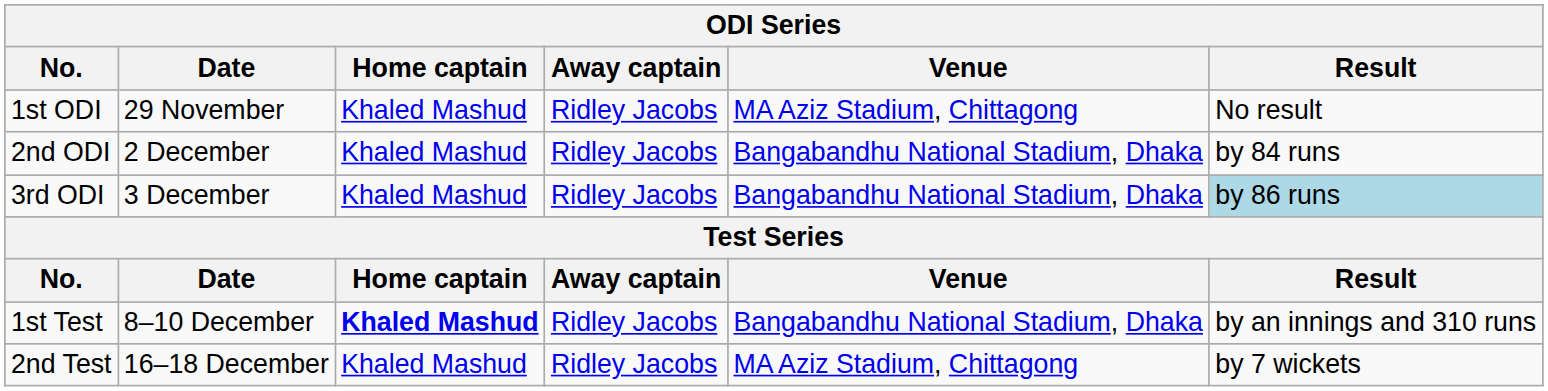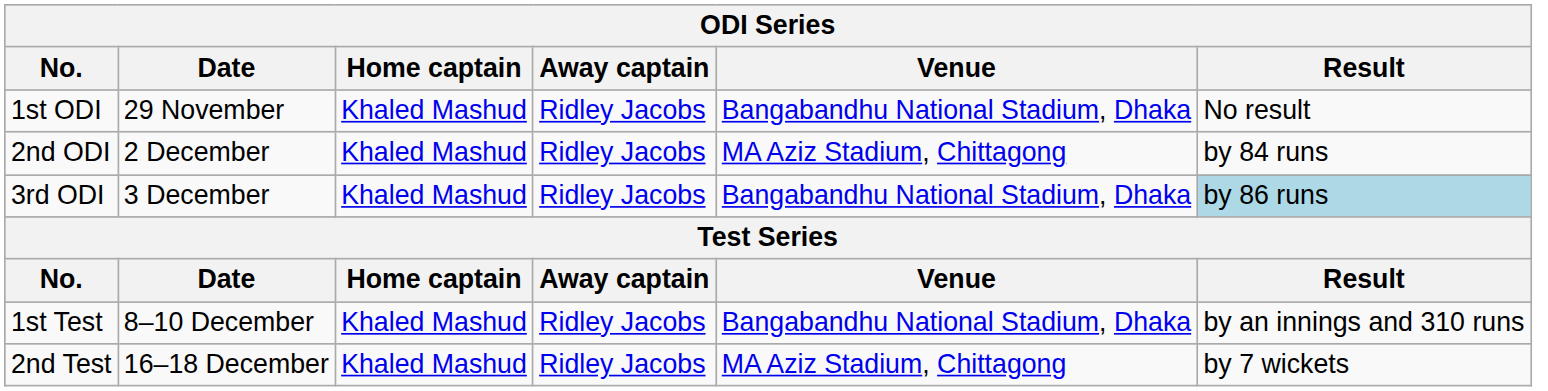(906, 110) MA Aziz Stadium, Chittagong -> (956, 110) Bangabandhu National Stadium, Dhaka
(968, 152) Bangabandhu National Stadium, Dhaka -> (894, 152) MA Aziz Stadium, Chittagong
(440, 322) bold -> (434, 322) normal
